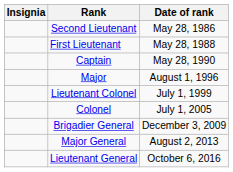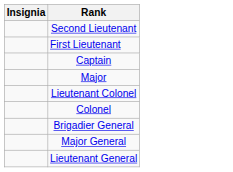- column: (184, 12)
